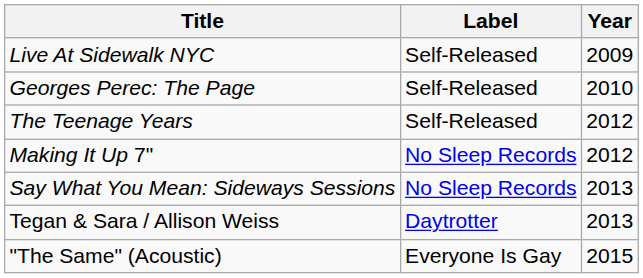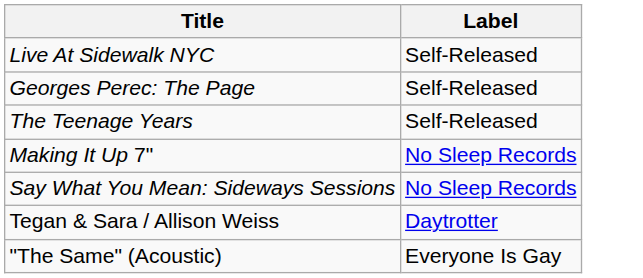- column: (610, 21)
